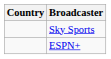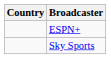rows swapped: (72, 29) <-> (65, 45)
